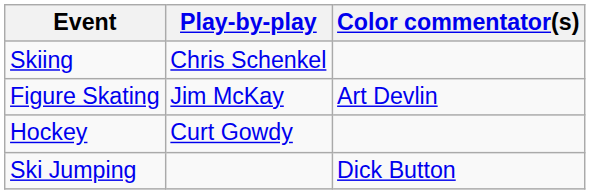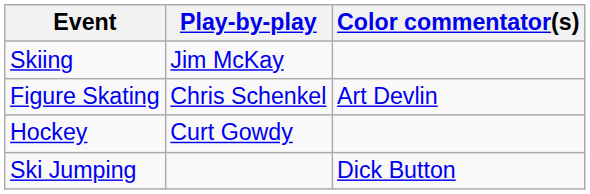(248, 59) Chris Schenkel -> (227, 59) Jim McKay
(227, 96) Jim McKay -> (248, 96) Chris Schenkel
